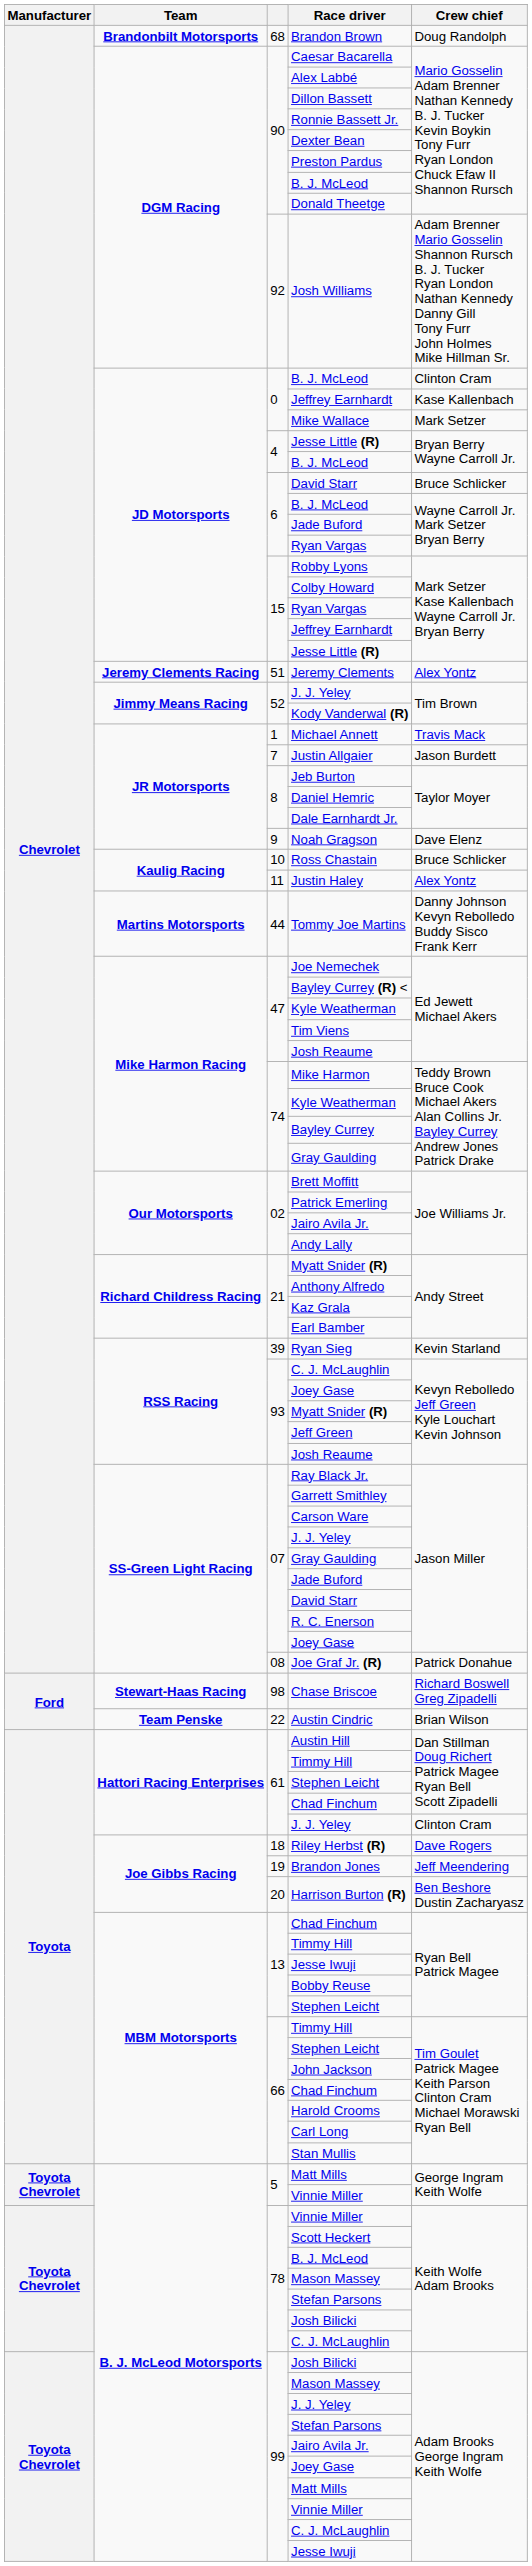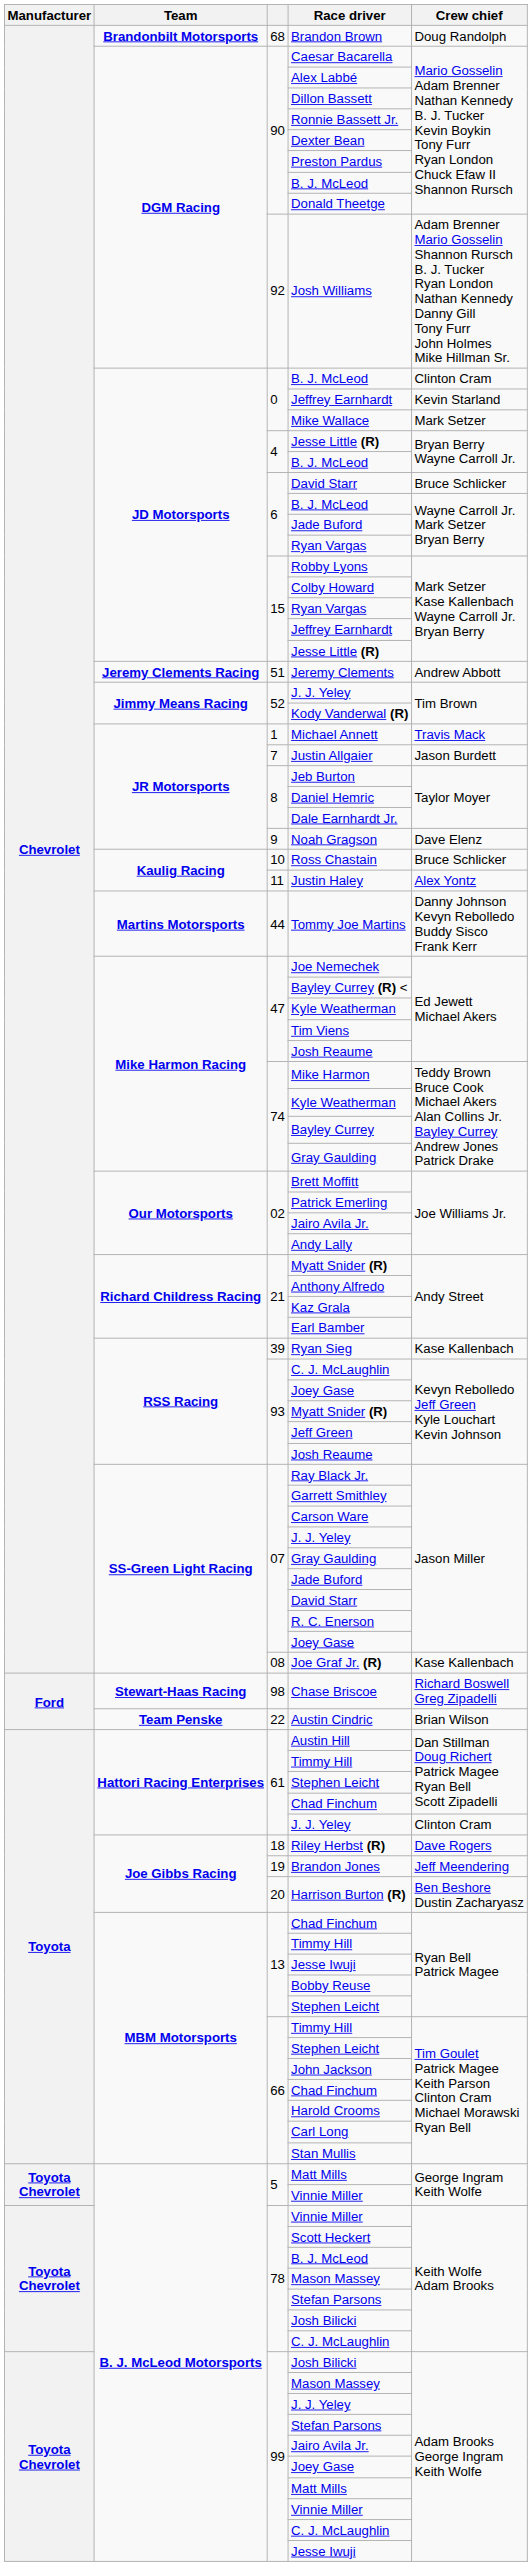(464, 399) Kase Kallenbach -> (457, 399) Kevin Starland
(445, 672) Alex Yontz -> (457, 672) Andrew Abbott
(457, 1349) Kevin Starland -> (464, 1349) Kase Kallenbach
(463, 1663) Patrick Donahue -> (464, 1663) Kase Kallenbach
